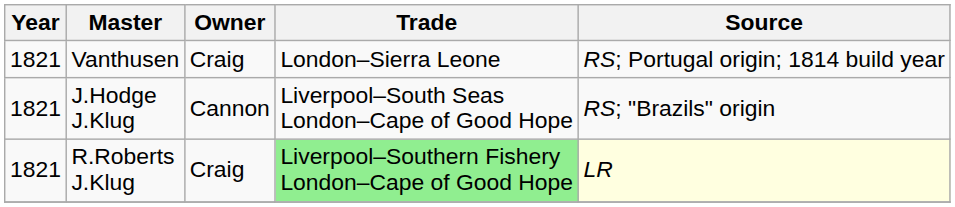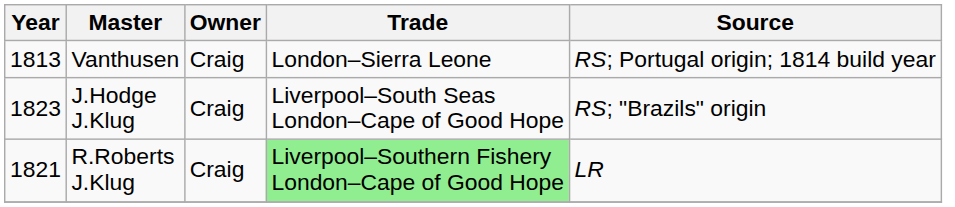(35, 58) 1821 -> (35, 58) 1813
(35, 108) 1821 -> (35, 108) 1823
(230, 108) Cannon -> (217, 108) Craig
(598, 170) lightyellow background -> (589, 170) no background
